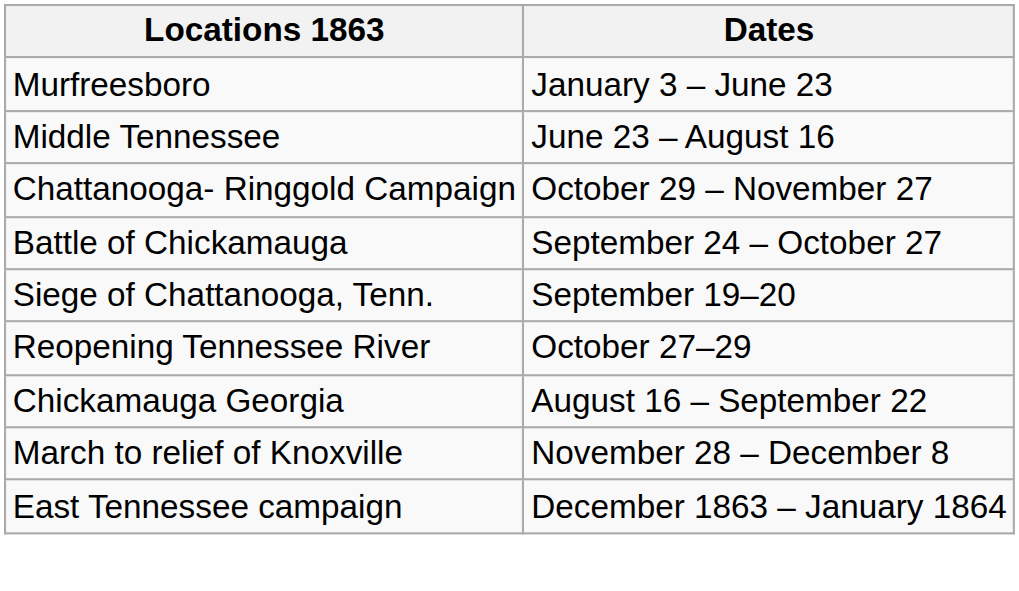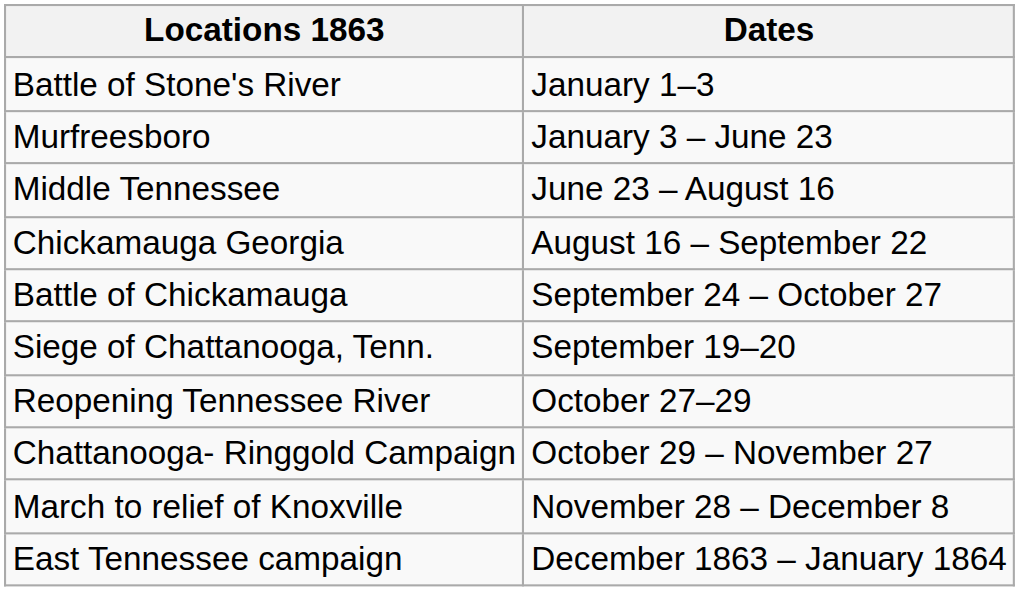+ row: (177, 83)
rows swapped: (178, 400) <-> (264, 189)
